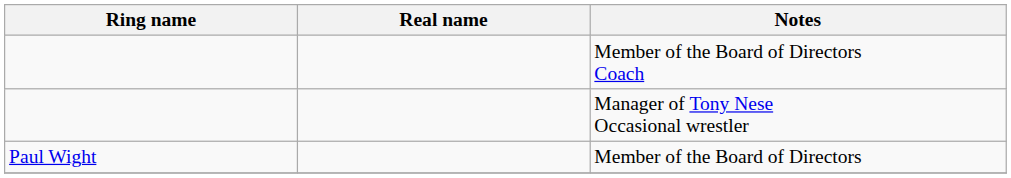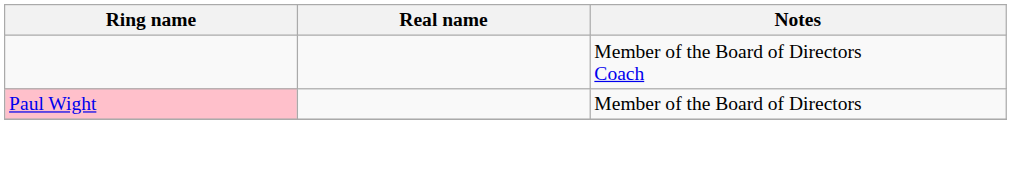- row: (684, 114)
(53, 156) no background -> (53, 103) pink background
